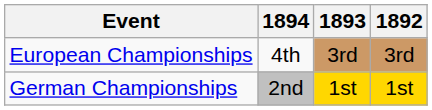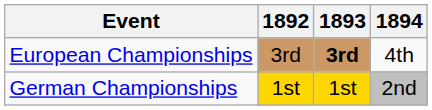columns swapped: (399, 21) <-> (286, 21)
(343, 54) normal -> (343, 54) bold
